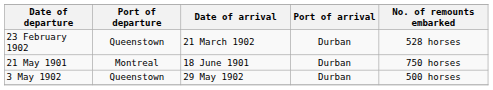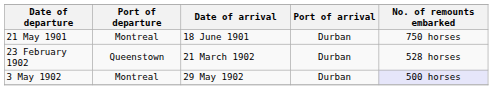rows swapped: (37, 62) <-> (37, 42)
(137, 77) Queenstown -> (137, 77) Montreal
(433, 77) no background -> (433, 77) lavender background
